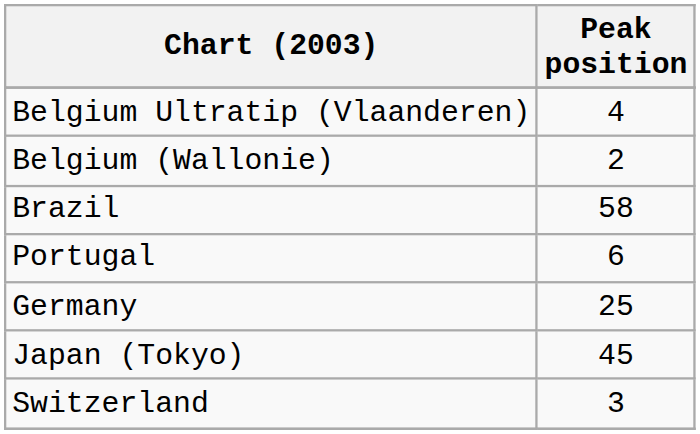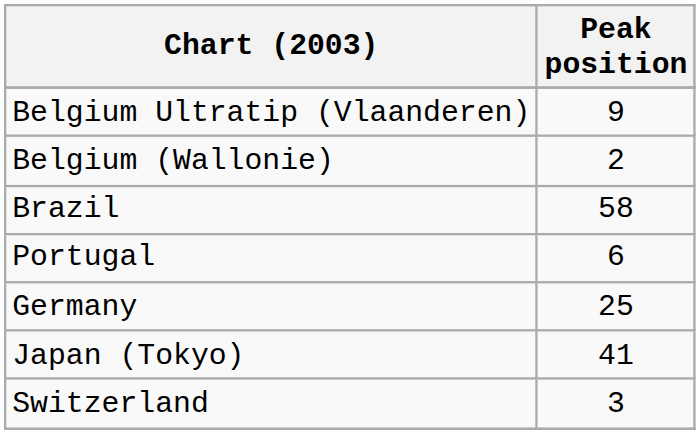(616, 112) 4 -> (616, 112) 9
(616, 355) 45 -> (616, 355) 41
